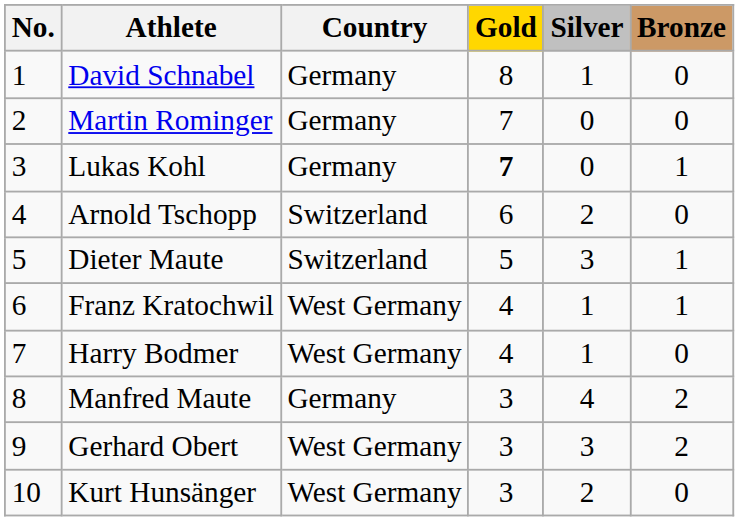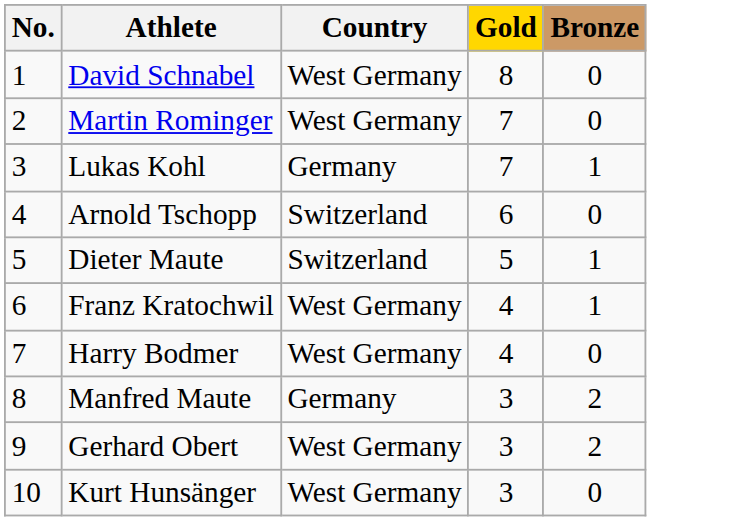- column: (587, 27)
(342, 74) Germany -> (375, 74) West Germany
(342, 120) Germany -> (375, 120) West Germany
(506, 167) bold -> (506, 167) normal
